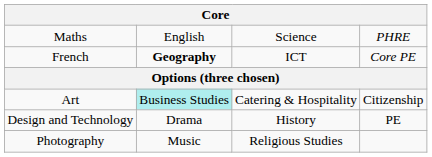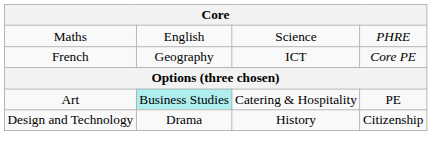(184, 57) bold -> (184, 57) normal
(393, 99) Citizenship -> (393, 99) PE
(393, 120) PE -> (393, 120) Citizenship
- row: (70, 141)
